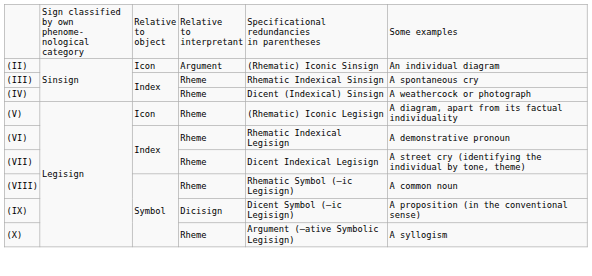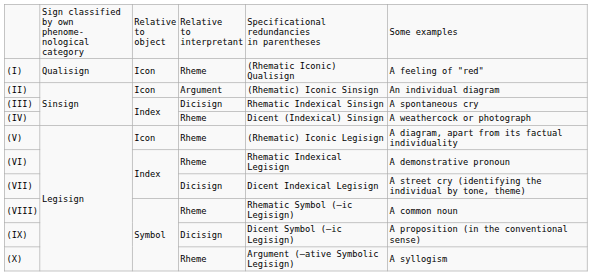+ row: (14, 71)
(193, 80) Rheme -> (201, 104) Dicisign
(193, 162) Rheme -> (201, 186) Dicisign
